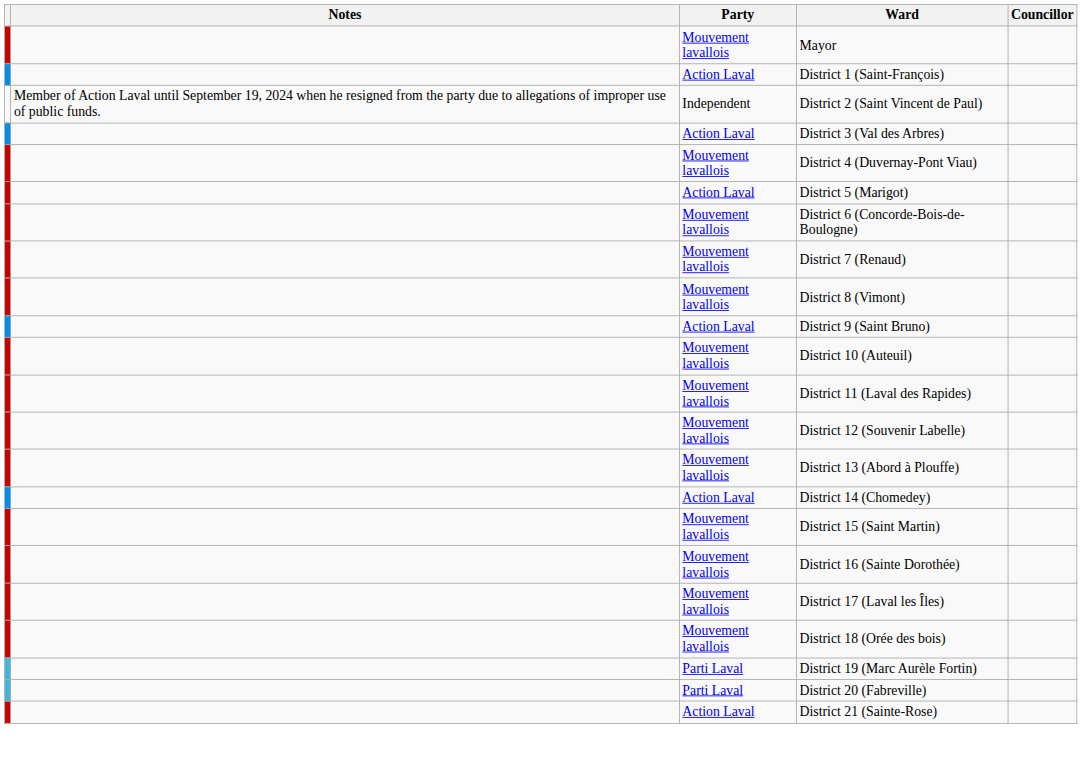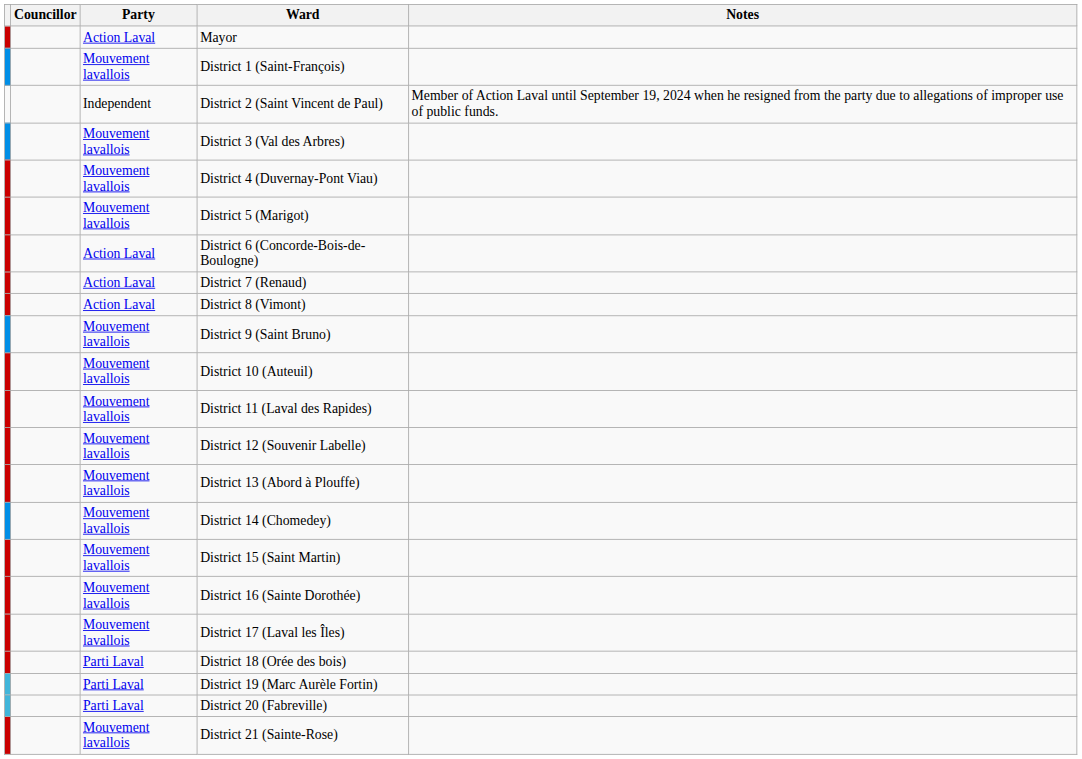columns swapped: (1042, 15) <-> (345, 15)
(716, 44) Mouvement lavallois -> (119, 37) Action Laval
(718, 74) Action Laval -> (116, 66) Mouvement lavallois
(718, 133) Action Laval -> (116, 141) Mouvement lavallois
(718, 192) Action Laval -> (116, 216) Mouvement lavallois
(716, 222) Mouvement lavallois -> (119, 253) Action Laval
(716, 259) Mouvement lavallois -> (119, 282) Action Laval
(716, 296) Mouvement lavallois -> (119, 304) Action Laval
(718, 326) Action Laval -> (116, 334) Mouvement lavallois
(718, 497) Action Laval -> (116, 520) Mouvement lavallois
(716, 639) Mouvement lavallois -> (113, 662) Parti Laval
(718, 712) Action Laval -> (116, 735) Mouvement lavallois
